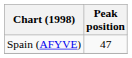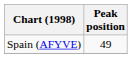(106, 44) 47 -> (106, 44) 49
